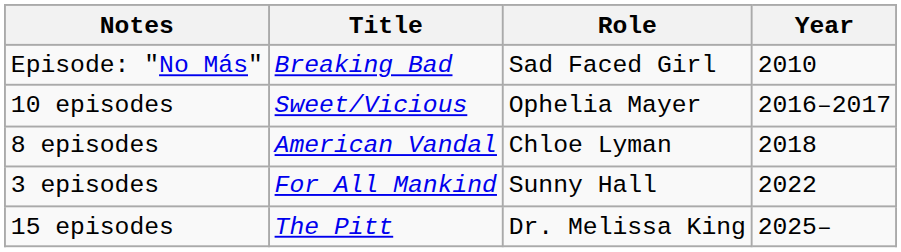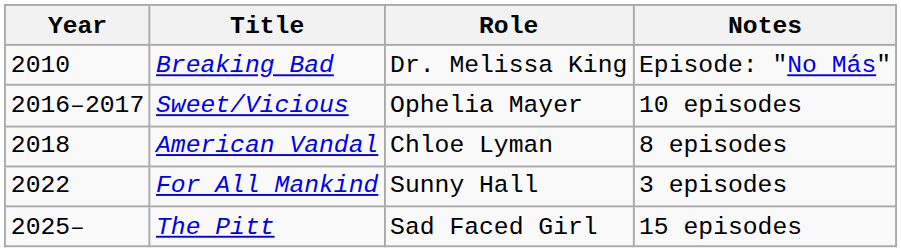columns swapped: (824, 25) <-> (137, 25)
(612, 65) Sad Faced Girl -> (509, 65) Dr. Melissa King
(627, 226) Dr. Melissa King -> (494, 226) Sad Faced Girl
